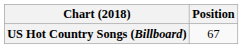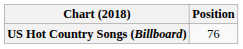(213, 33) 67 -> (213, 33) 76
